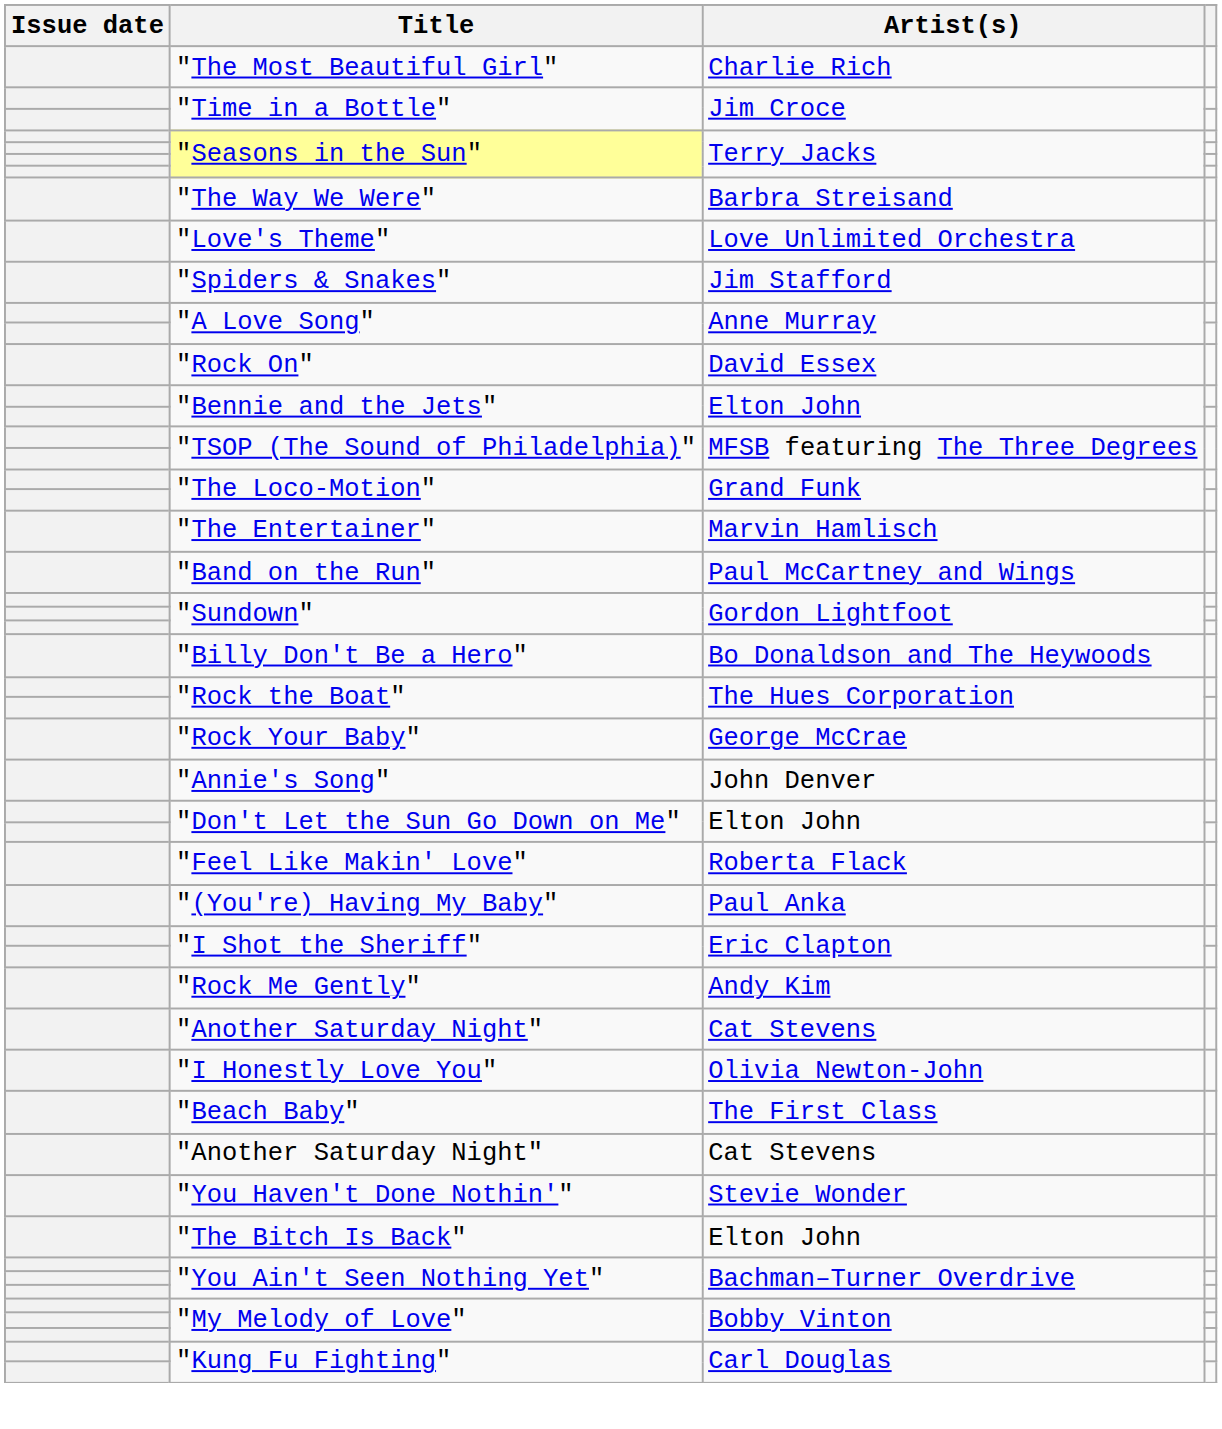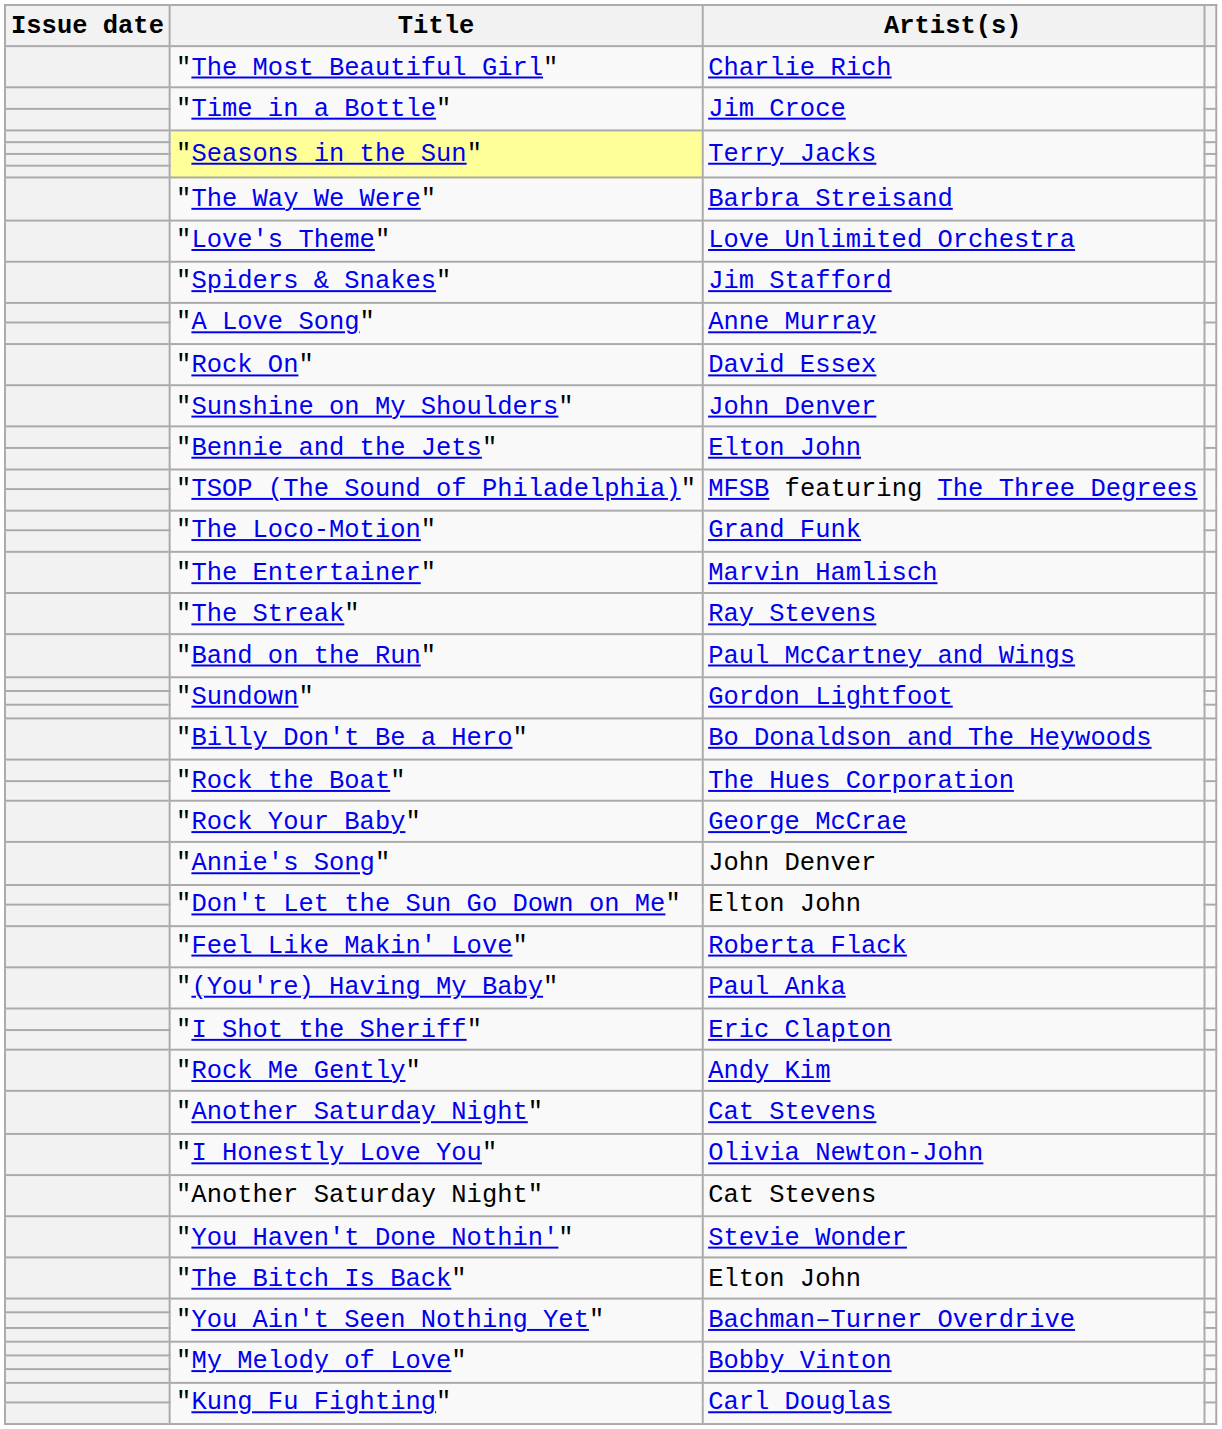+ row: (375, 406)
+ row: (268, 614)
- row: (268, 1112)
